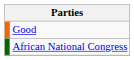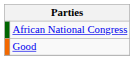rows swapped: (70, 47) <-> (24, 30)
